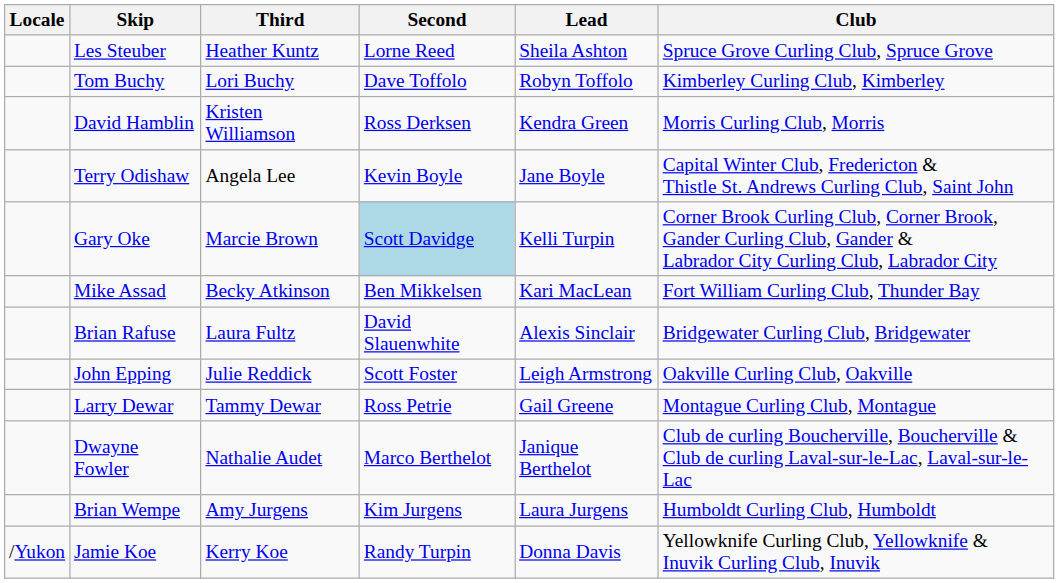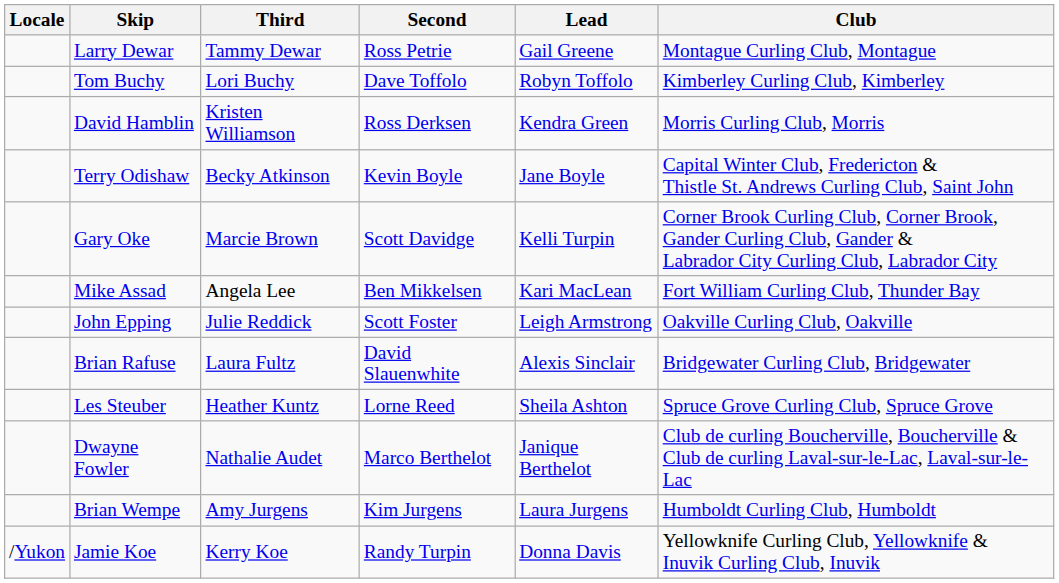rows swapped: (120, 50) <-> (124, 405)
(250, 175) Angela Lee -> (268, 175) Becky Atkinson
(419, 238) lightblue background -> (419, 238) no background
(268, 291) Becky Atkinson -> (250, 291) Angela Lee
rows swapped: (125, 332) <-> (123, 374)
